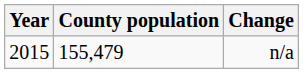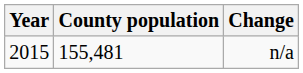(91, 52) 155,479 -> (91, 52) 155,481
